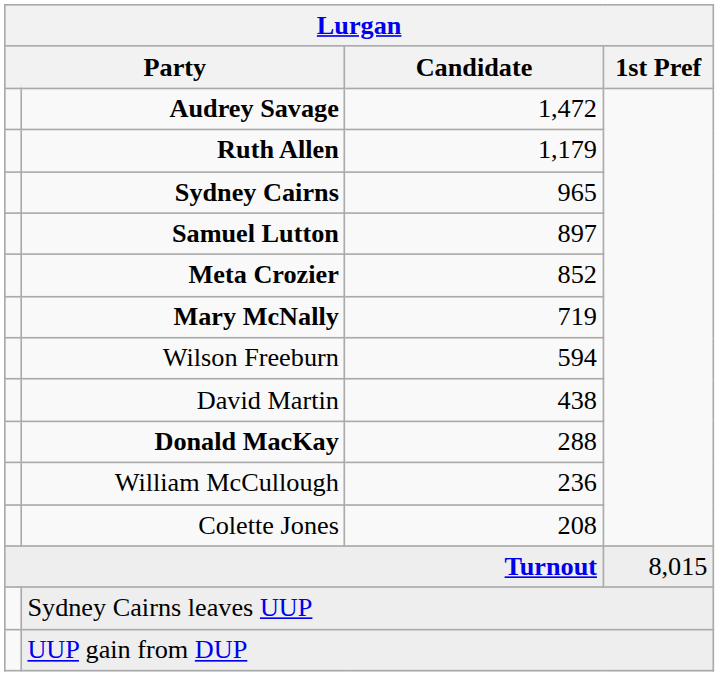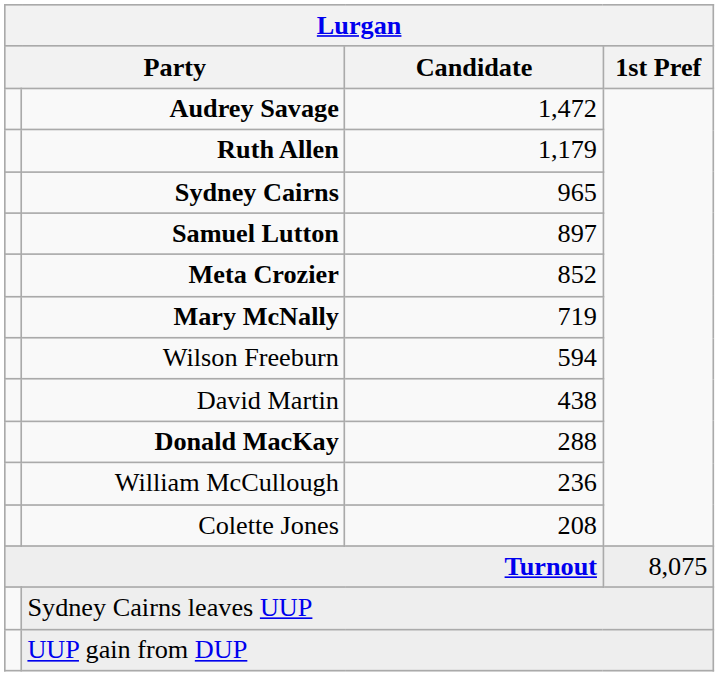(678, 566) 8,015 -> (678, 566) 8,075
